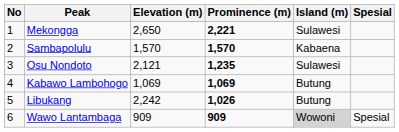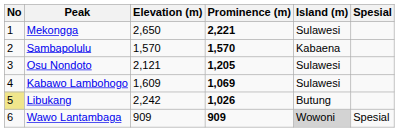(221, 65) 1,235 -> (221, 65) 1,205
(147, 83) 1,069 -> (147, 83) 1,609
(313, 83) Butung -> (318, 83) Sulawesi
(10, 100) no background -> (10, 100) khaki background
